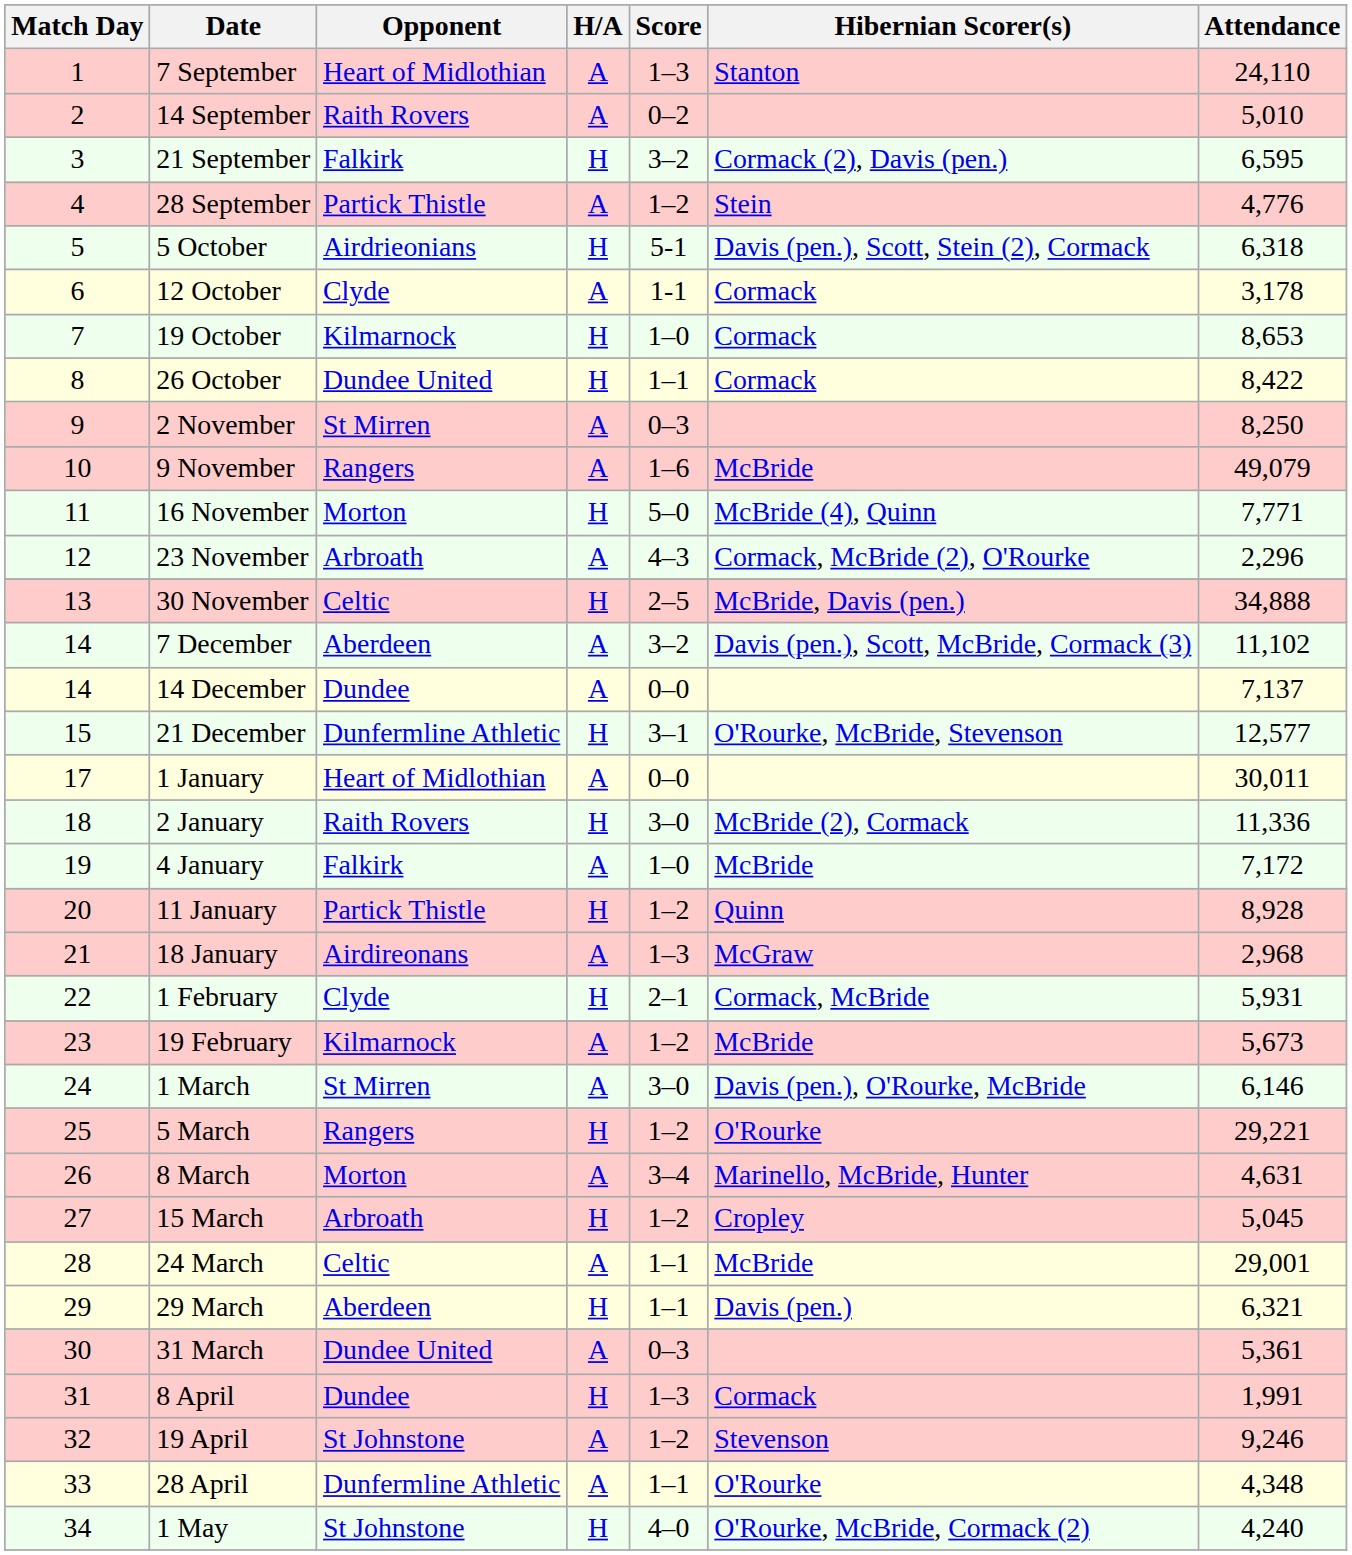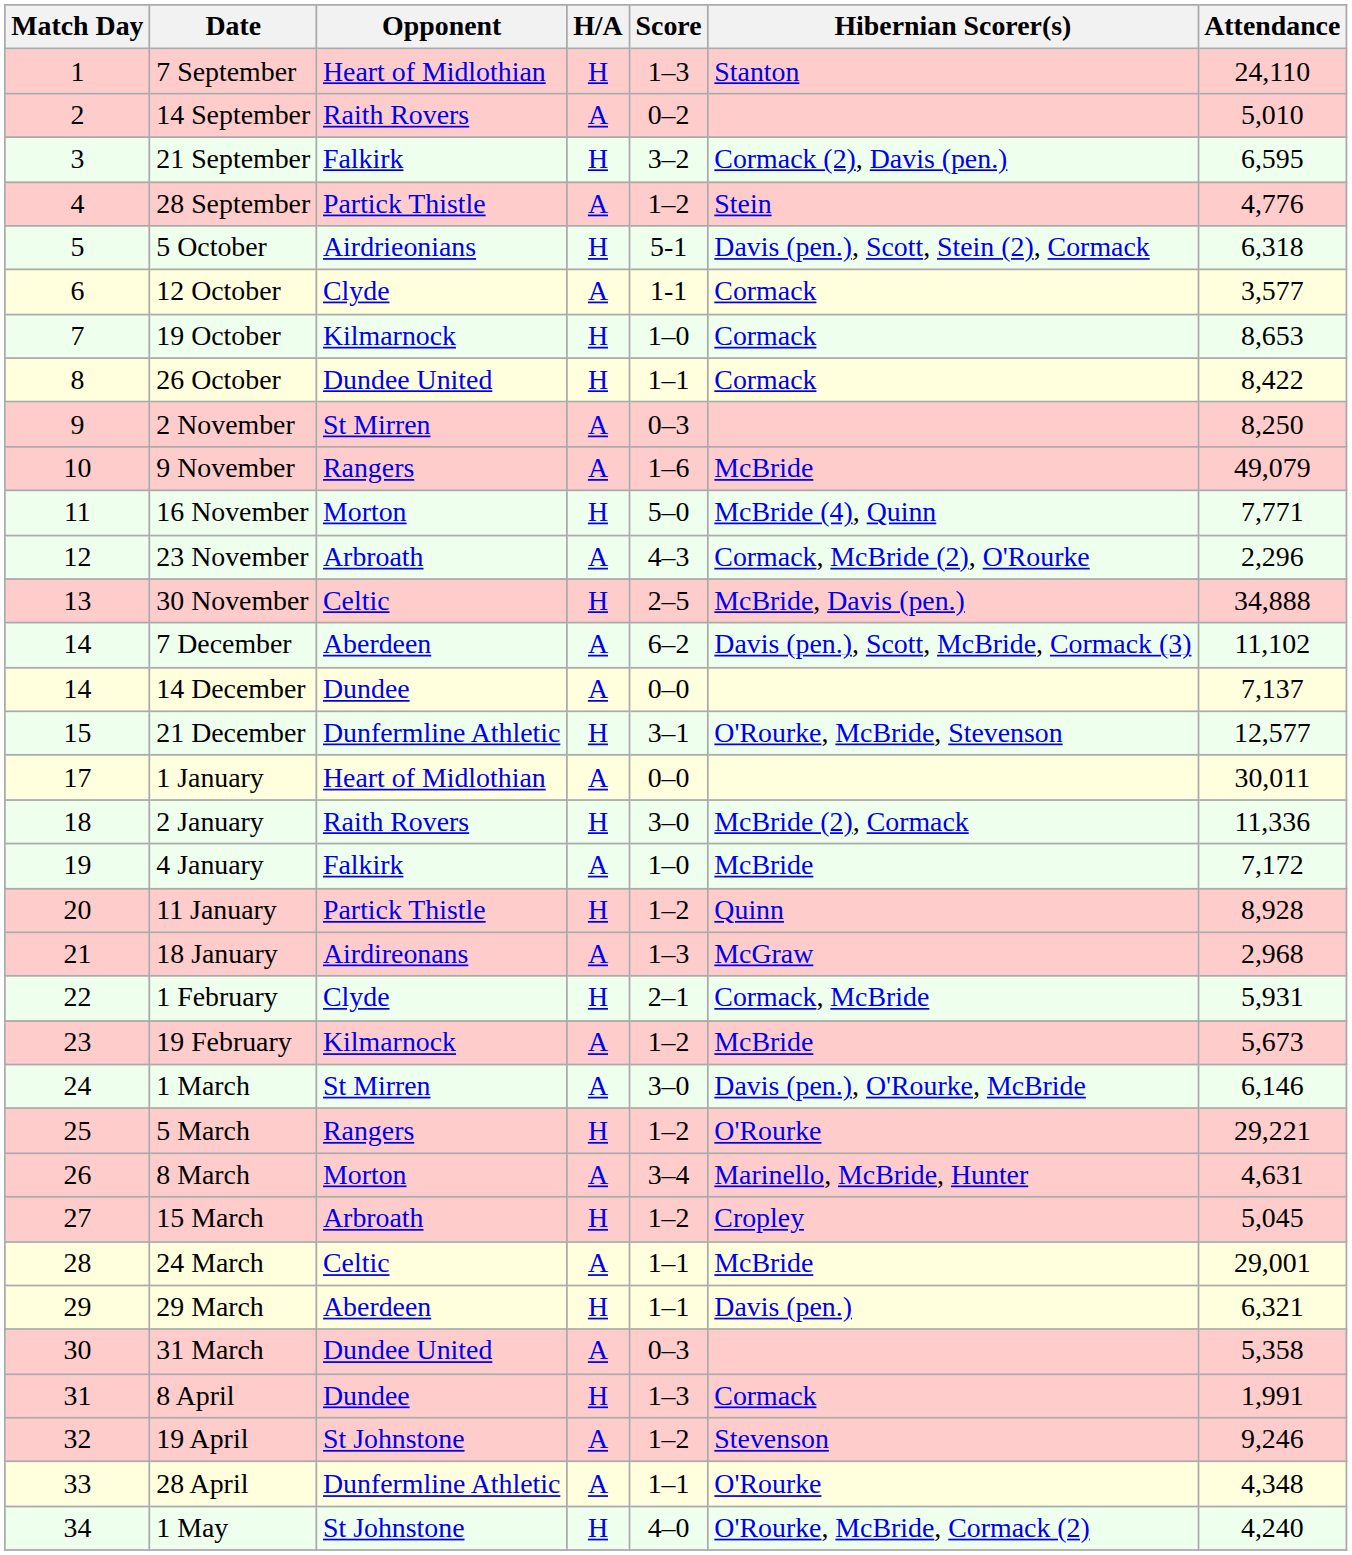(598, 70) A -> (598, 70) H
(1272, 291) 3,178 -> (1272, 291) 3,577
(669, 644) 3–2 -> (669, 644) 6–2
(1272, 1351) 5,361 -> (1272, 1351) 5,358
